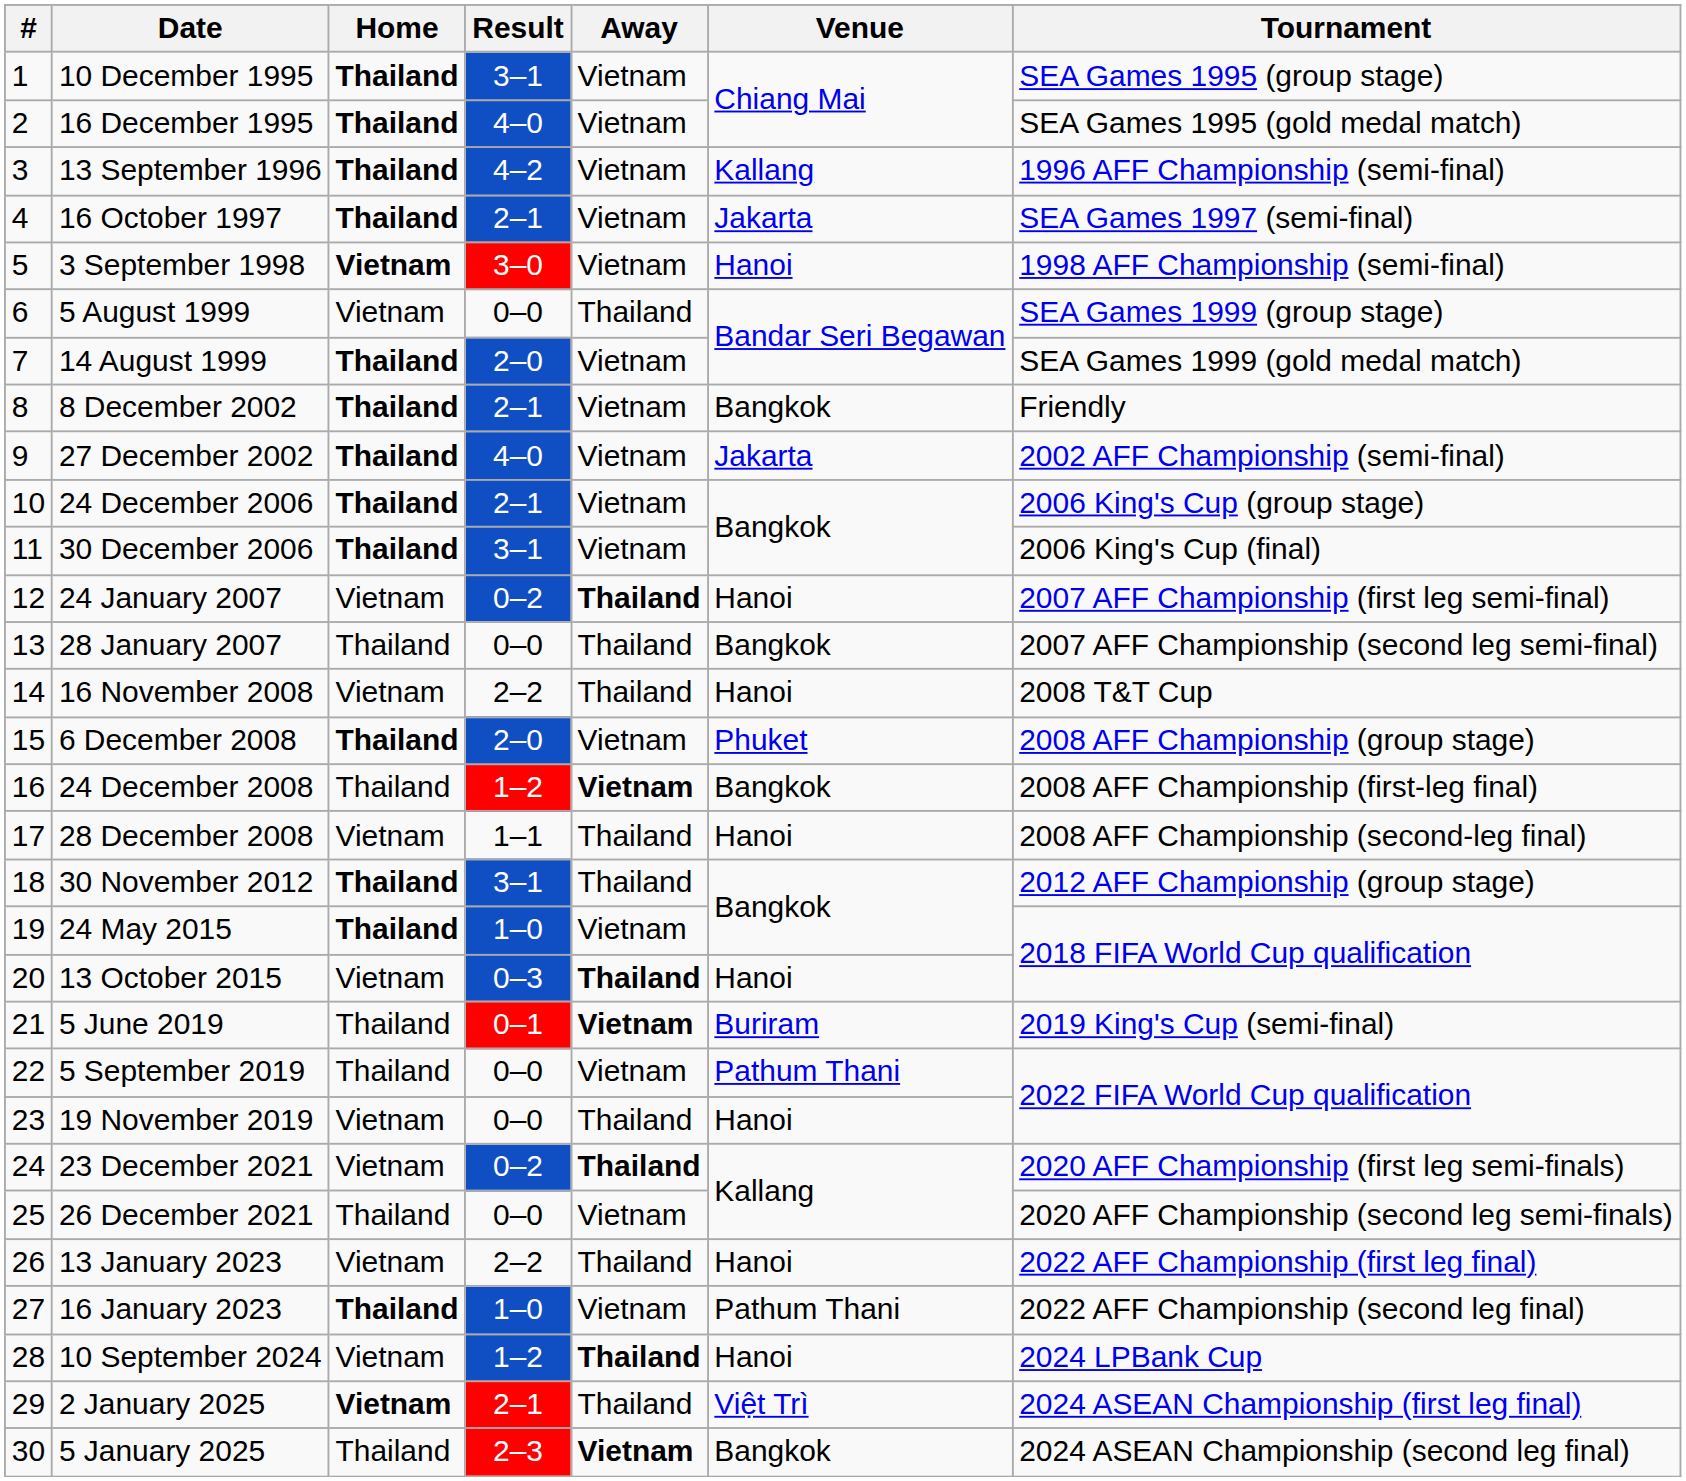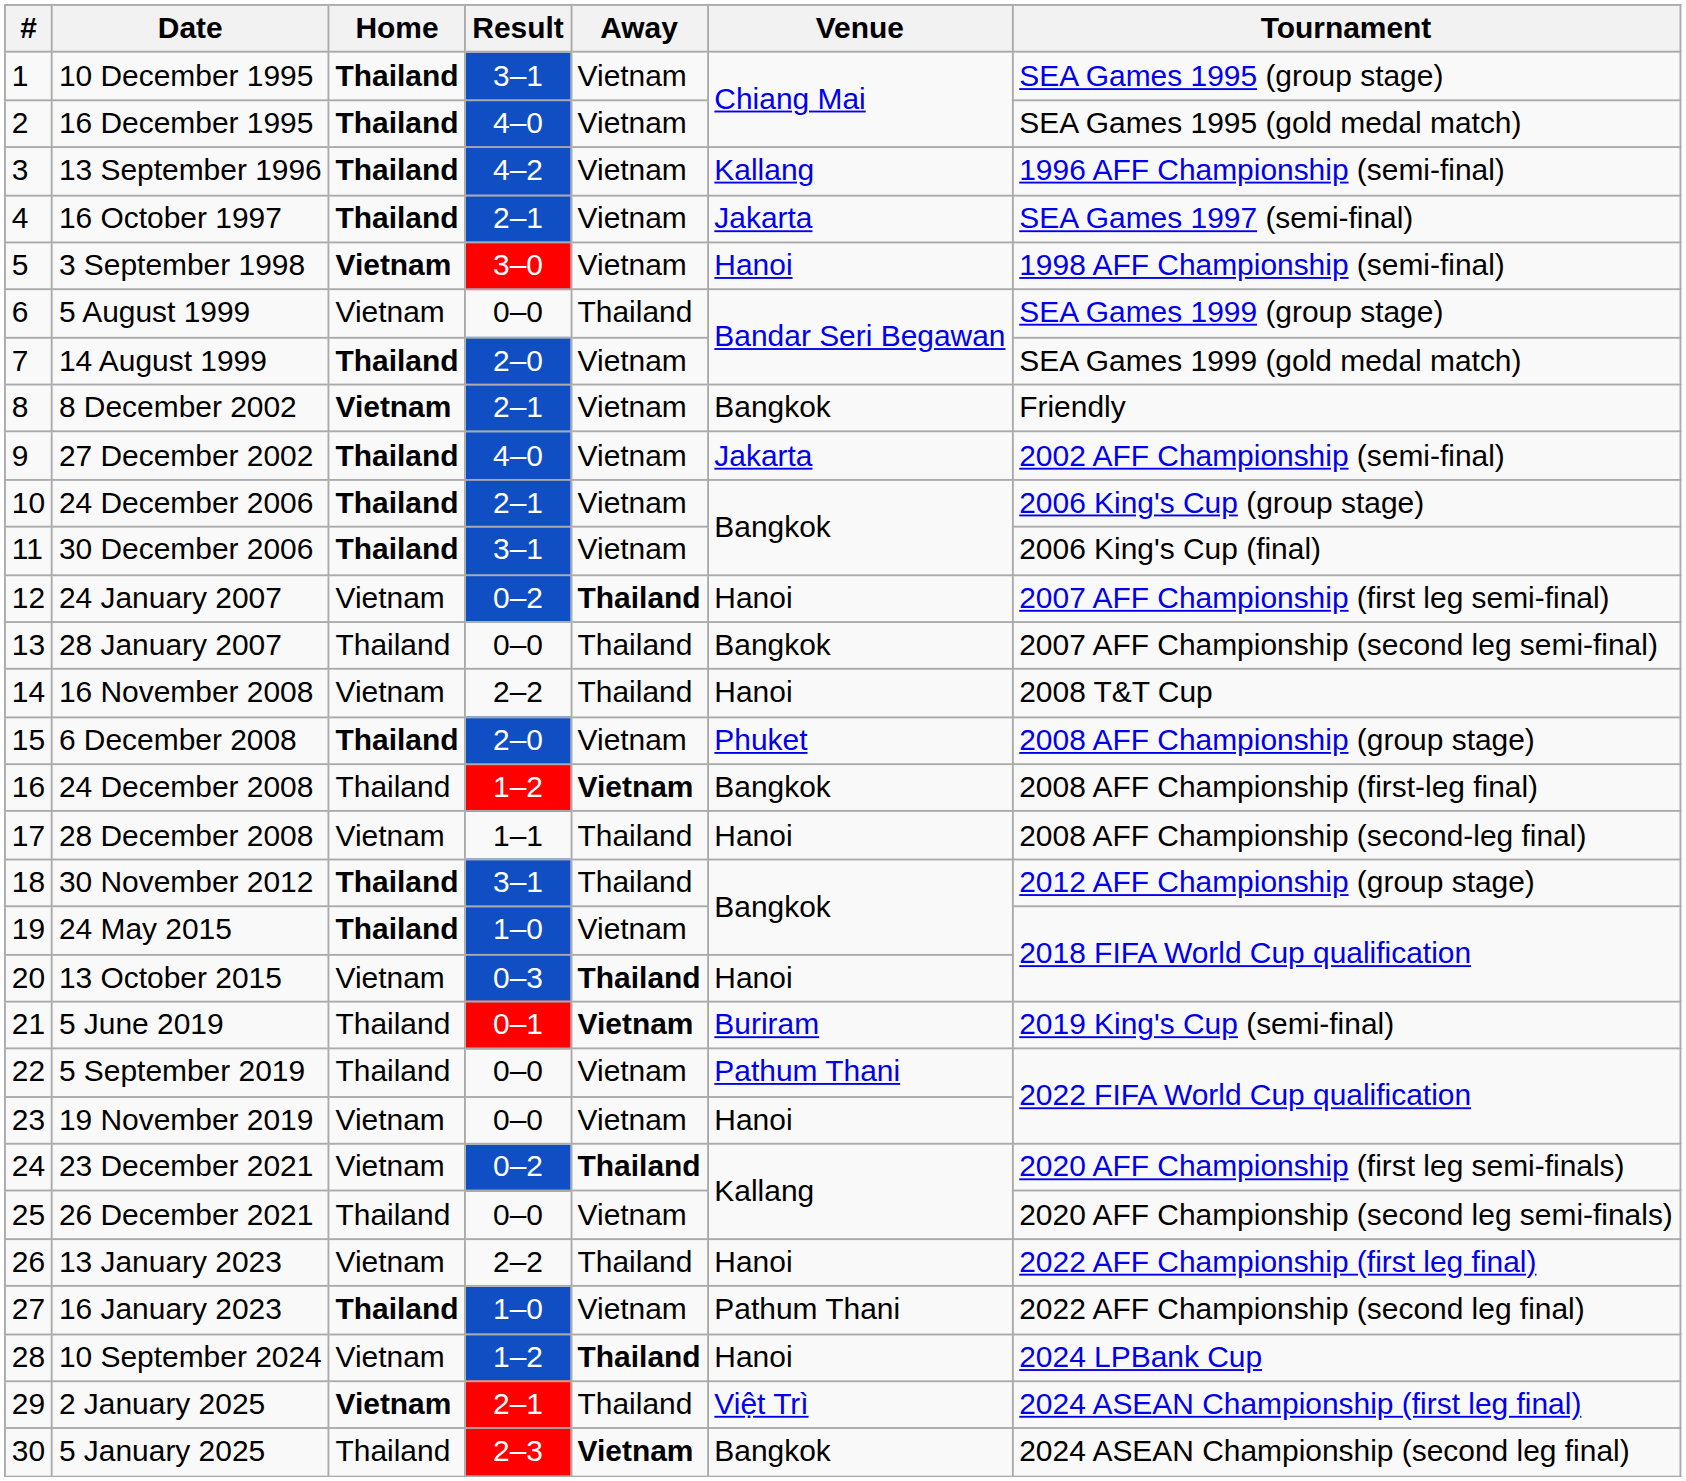(397, 407) Thailand -> (393, 407) Vietnam
(635, 1119) Thailand -> (632, 1119) Vietnam
